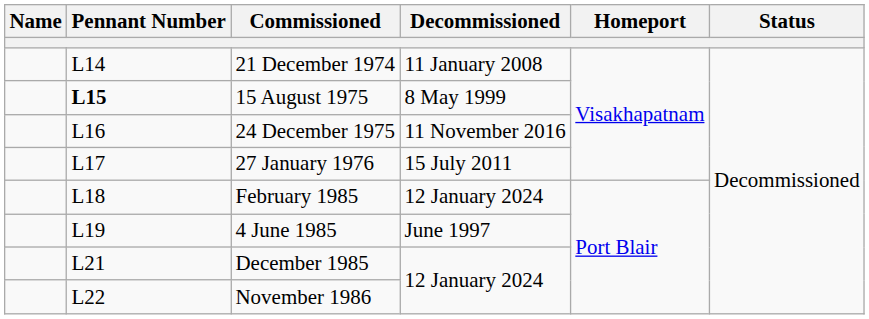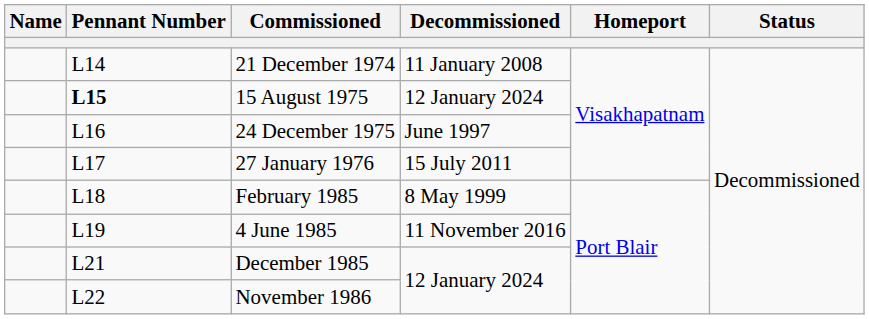(455, 97) 8 May 1999 -> (474, 97) 12 January 2024
(485, 130) 11 November 2016 -> (447, 130) June 1997
(474, 196) 12 January 2024 -> (455, 196) 8 May 1999
(447, 230) June 1997 -> (485, 230) 11 November 2016
